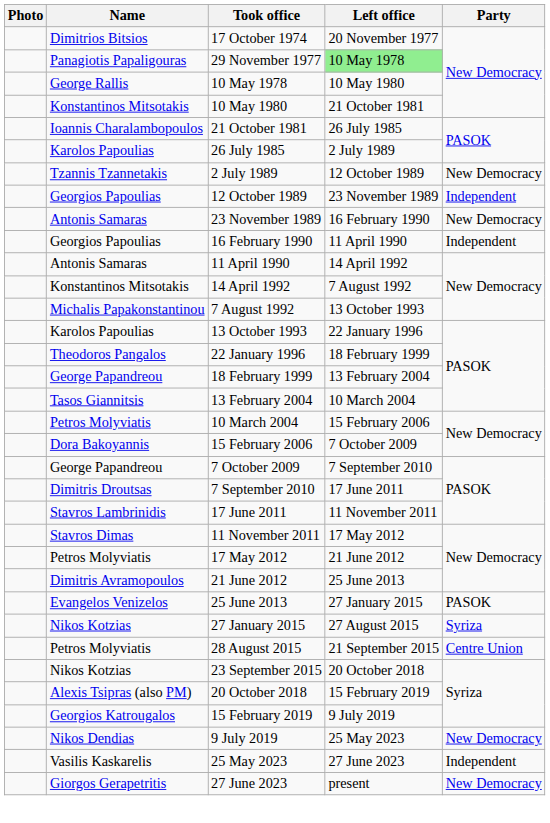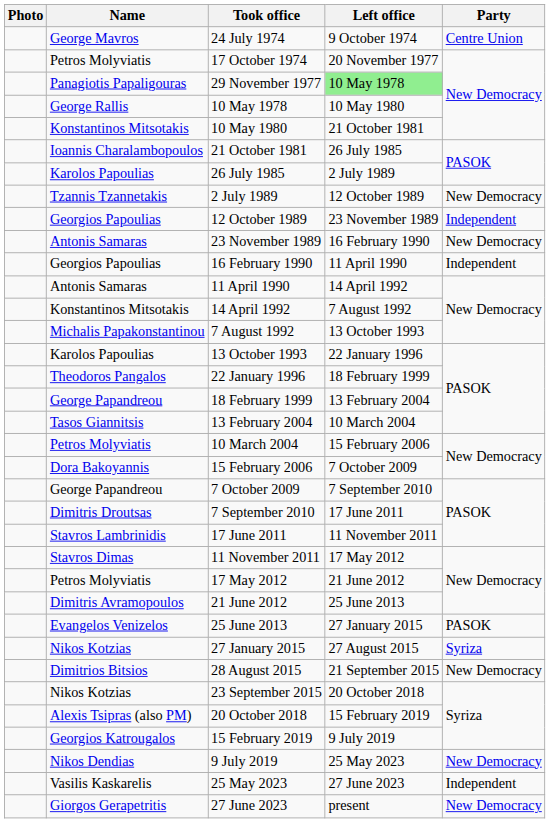+ row: (248, 38)
(99, 38) Dimitrios Bitsios -> (100, 60) Petros Molyviatis
(100, 648) Petros Molyviatis -> (99, 670) Dimitrios Bitsios
(484, 648) Centre Union -> (494, 670) New Democracy
